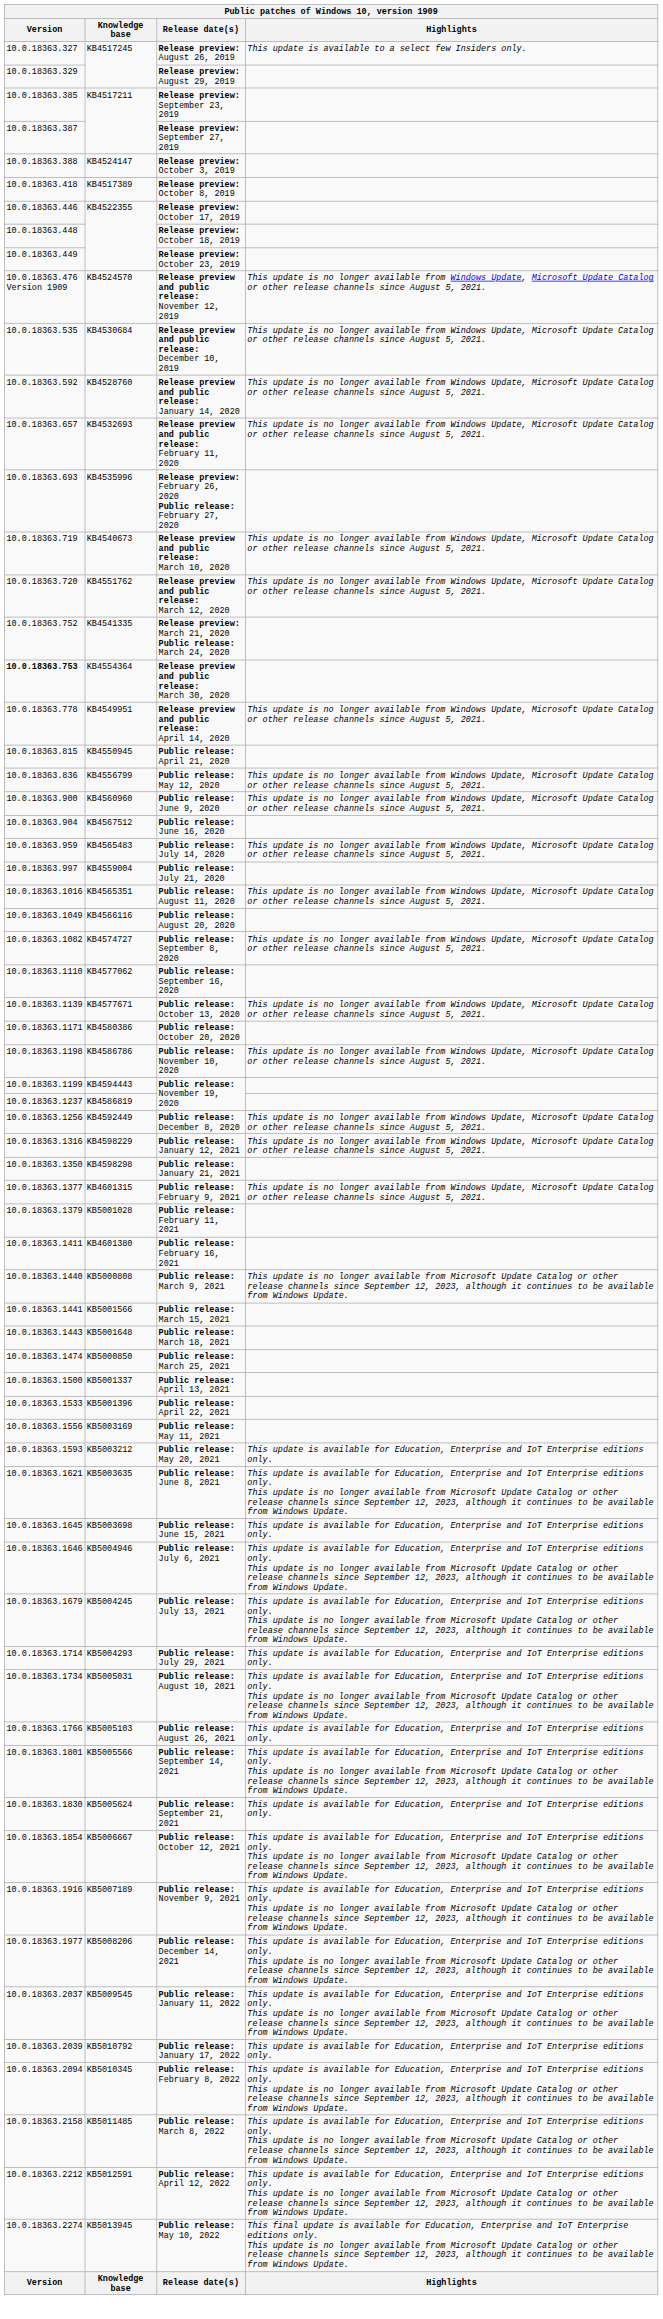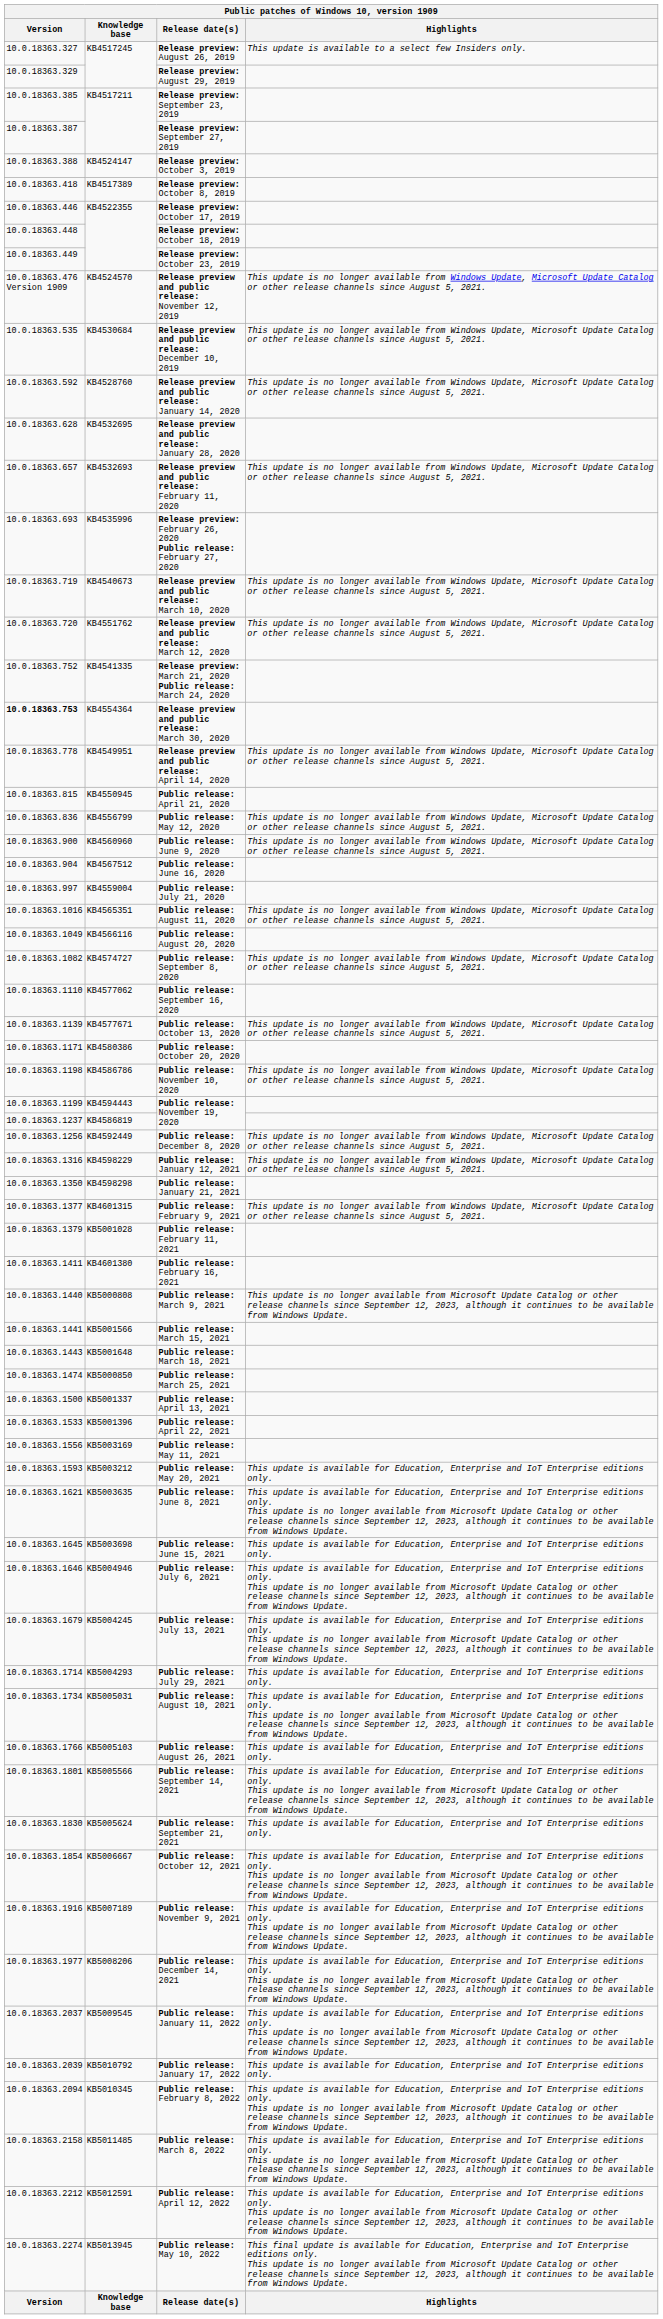+ row: (110, 425)
- row: (110, 846)
